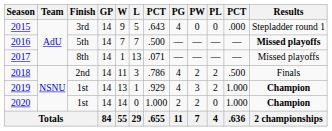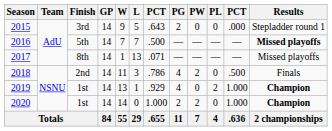(178, 27) 4 -> (178, 27) 2
(215, 73) 2 -> (215, 73) 0
(197, 88) 3 -> (197, 88) 0
